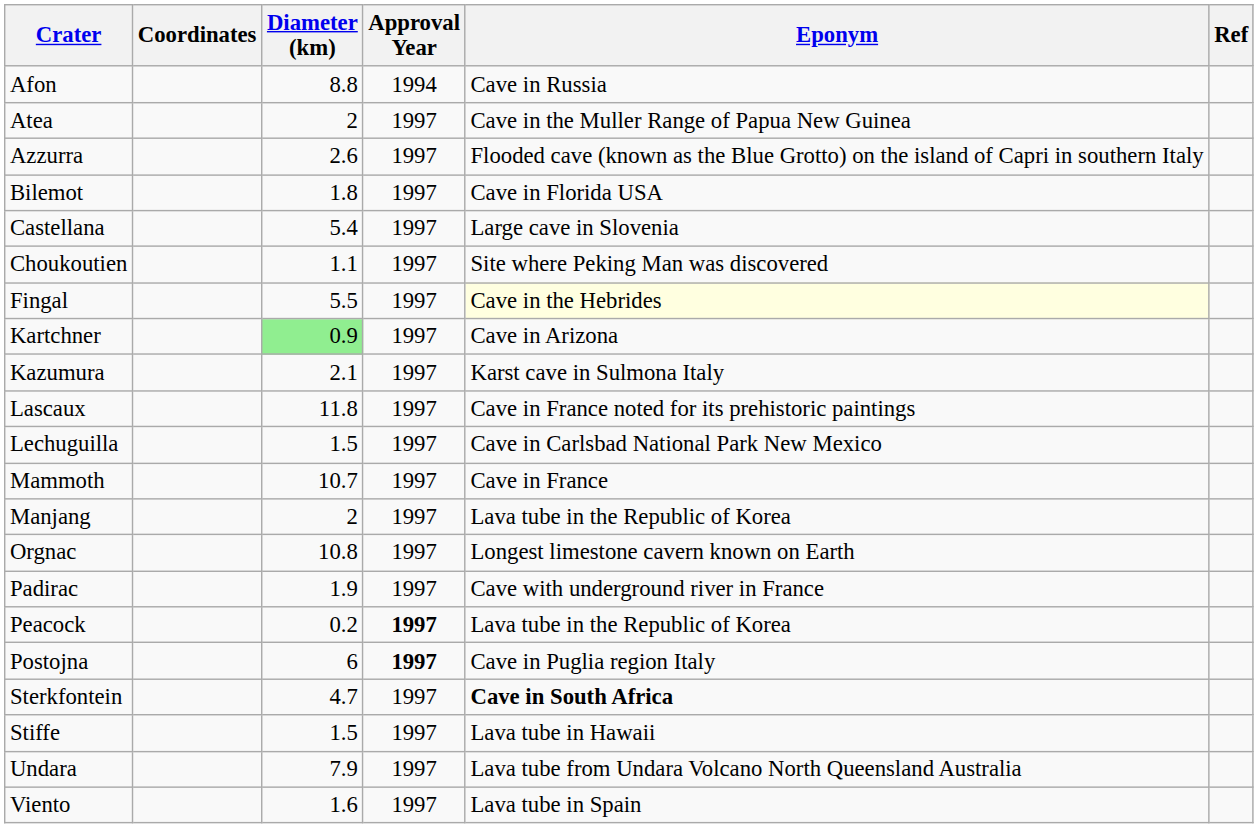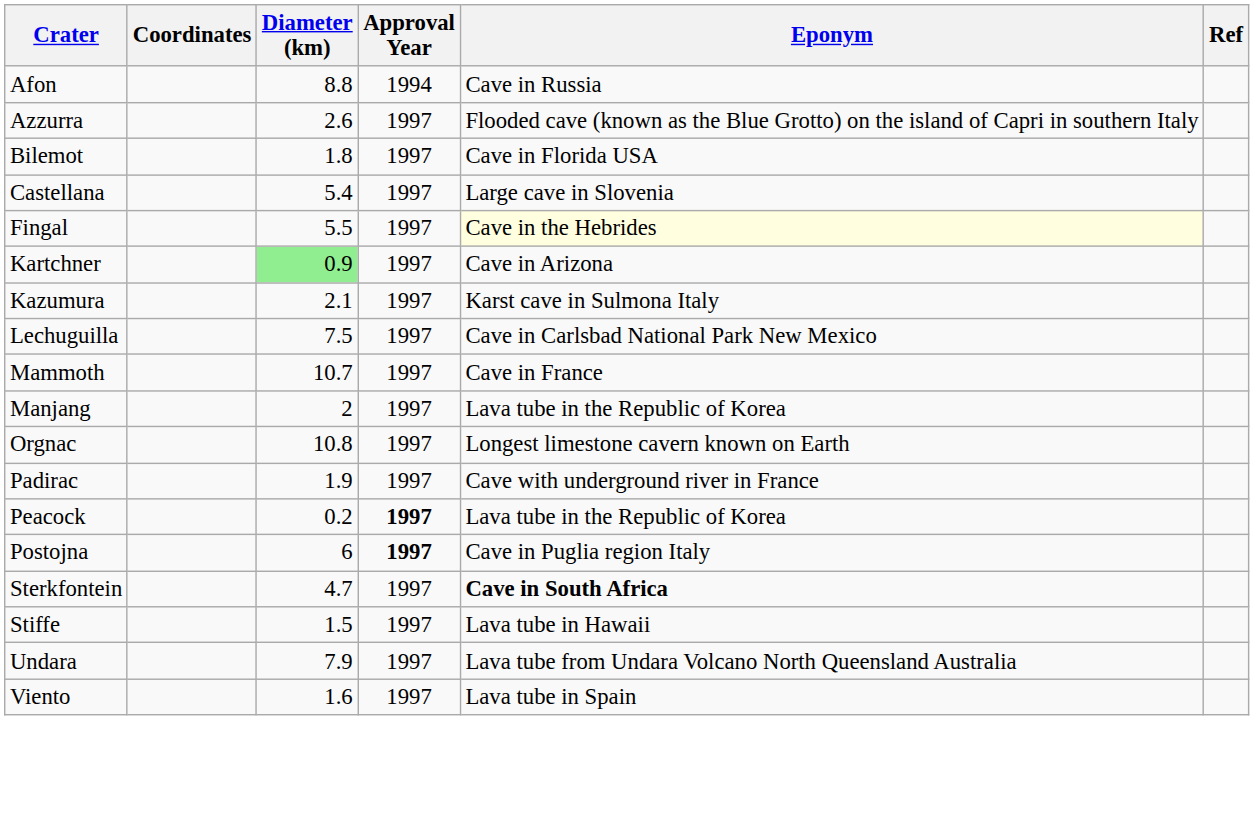- row: (31, 120)
- row: (69, 264)
- row: (48, 408)
(344, 444) 1.5 -> (338, 336) 7.5
